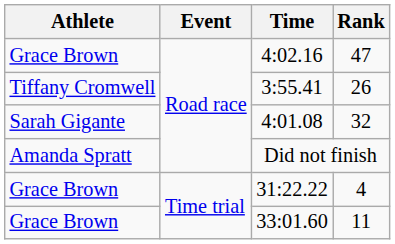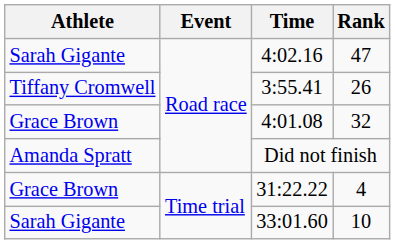(64, 55) Grace Brown -> (67, 55) Sarah Gigante
(67, 122) Sarah Gigante -> (64, 122) Grace Brown
(64, 222) Grace Brown -> (67, 222) Sarah Gigante
(361, 222) 11 -> (361, 222) 10
